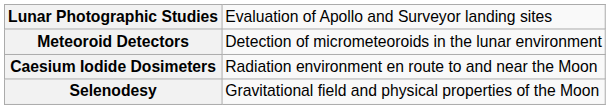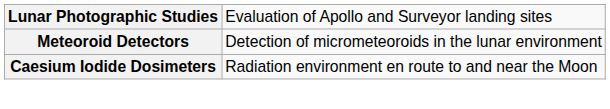- row: (113, 91)
